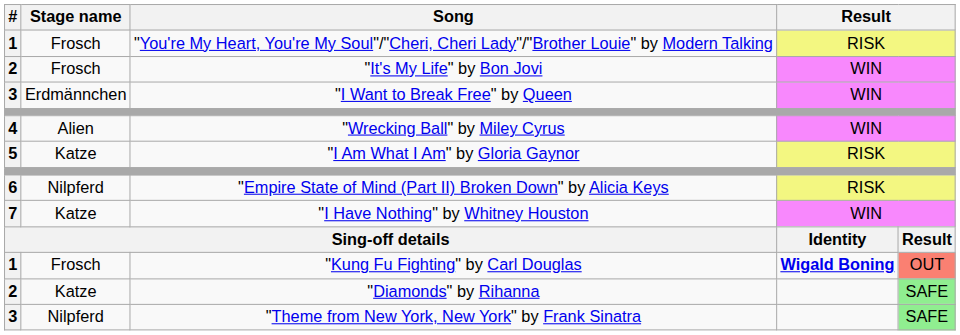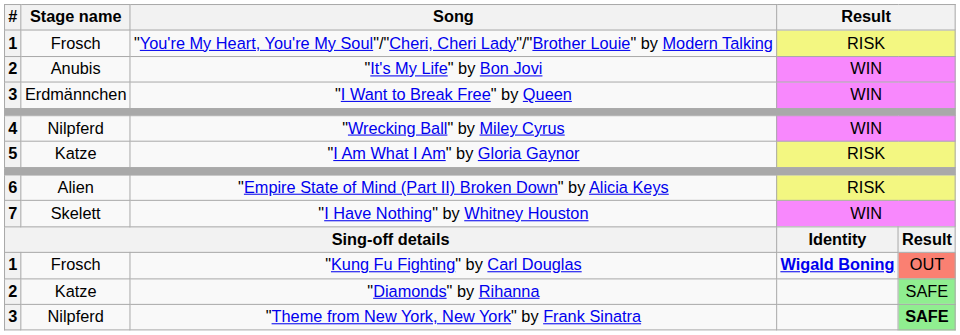(76, 69) Frosch -> (76, 69) Anubis
(76, 128) Alien -> (76, 128) Nilpferd
(76, 187) Nilpferd -> (76, 187) Alien
(76, 213) Katze -> (76, 213) Skelett
(927, 317) normal -> (927, 317) bold
